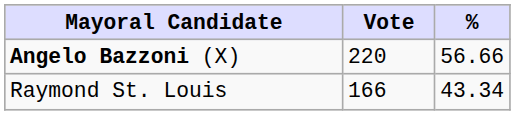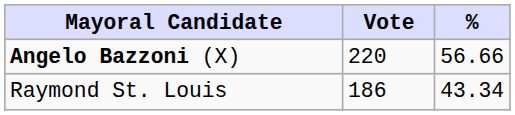(367, 92) 166 -> (367, 92) 186
